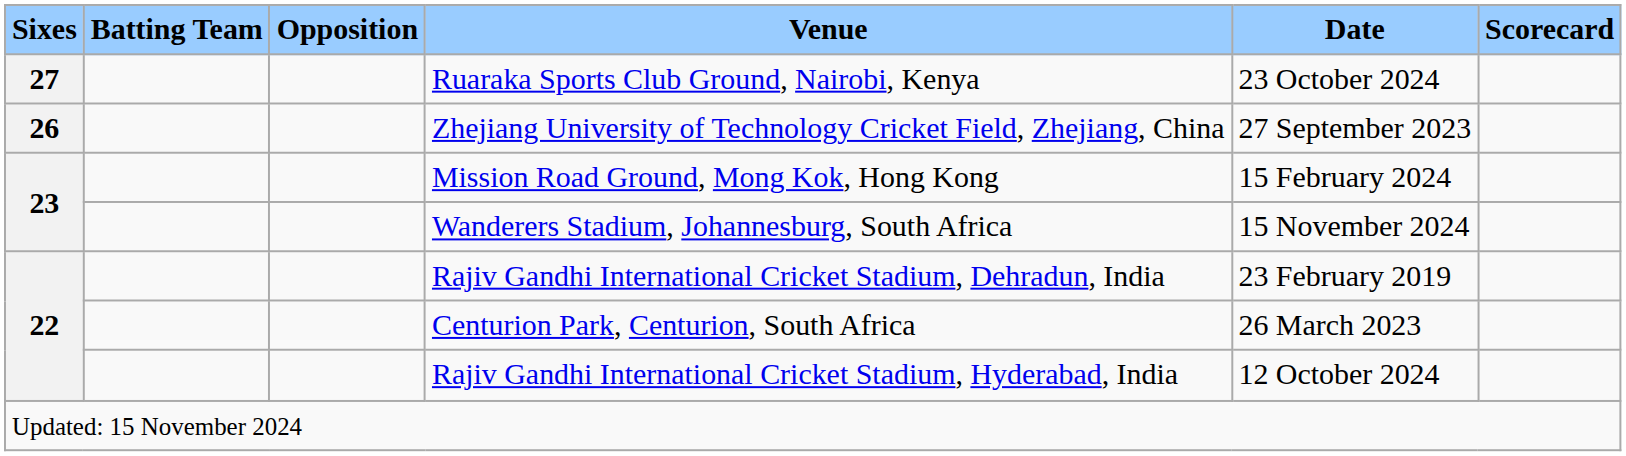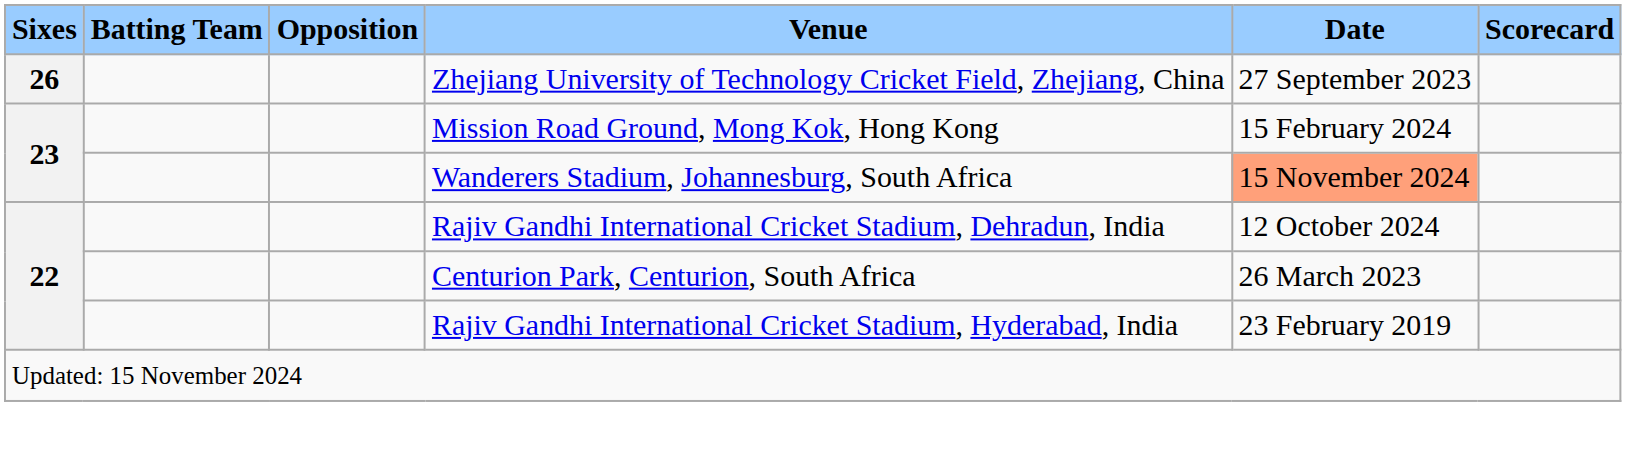- row: (706, 78)
(1354, 226) no background -> (1354, 177) lightsalmon background
(1345, 276) 23 February 2019 -> (1339, 226) 12 October 2024
(1339, 374) 12 October 2024 -> (1345, 325) 23 February 2019
